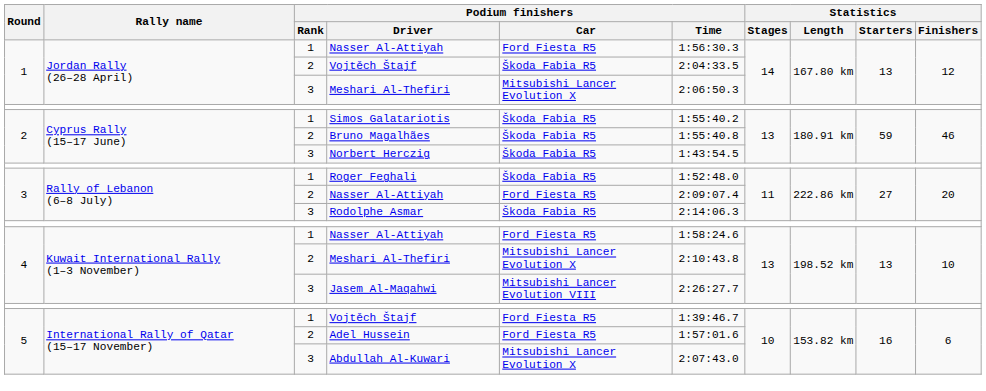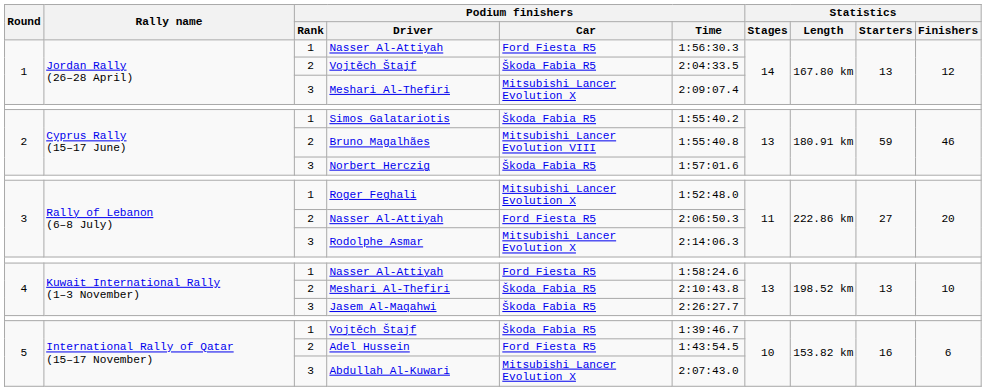(709, 90) 2:06:50.3 -> (709, 90) 2:09:07.4
(549, 136) Škoda Fabia R5 -> (559, 142) Mitsubishi Lancer Evolution VIII
(709, 154) 1:43:54.5 -> (709, 166) 1:57:01.6
(549, 177) Škoda Fabia R5 -> (559, 195) Mitsubishi Lancer Evolution X
(709, 195) 2:09:07.4 -> (709, 219) 2:06:50.3
(549, 212) Škoda Fabia R5 -> (559, 242) Mitsubishi Lancer Evolution X
(559, 259) Mitsubishi Lancer Evolution X -> (549, 289) Škoda Fabia R5
(559, 289) Mitsubishi Lancer Evolution VIII -> (549, 307) Škoda Fabia R5
(549, 318) Ford Fiesta R5 -> (549, 330) Škoda Fabia R5
(709, 335) 1:57:01.6 -> (709, 347) 1:43:54.5
